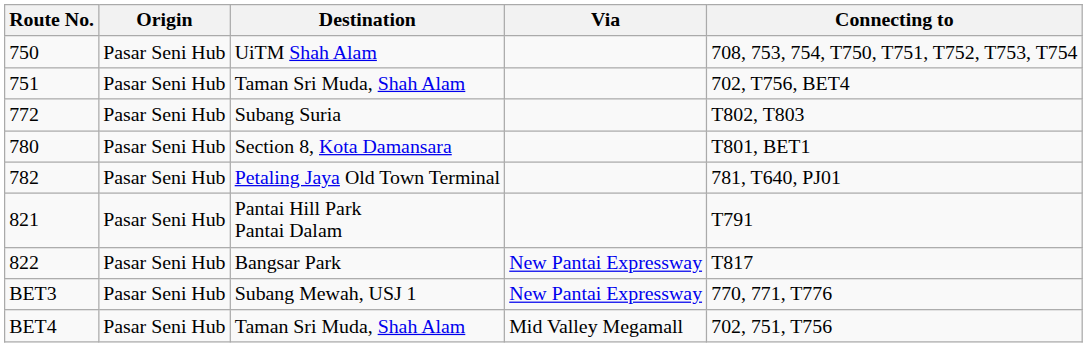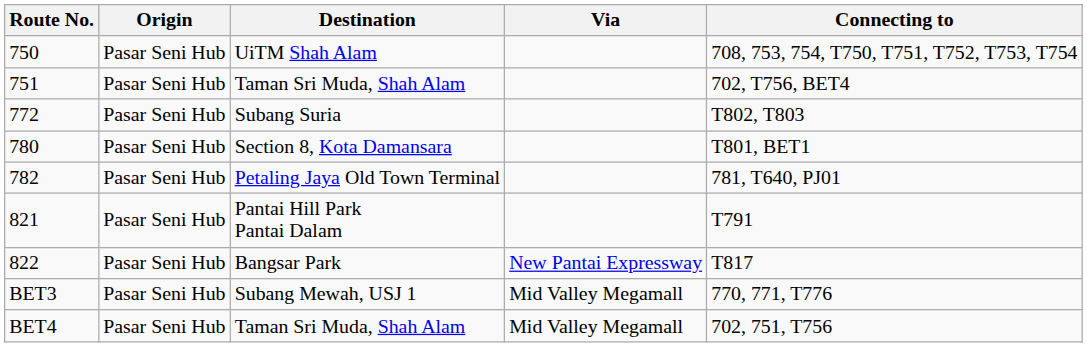(606, 294) New Pantai Expressway -> (596, 294) Mid Valley Megamall
